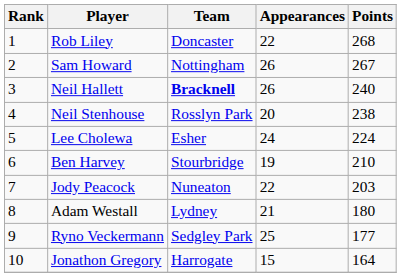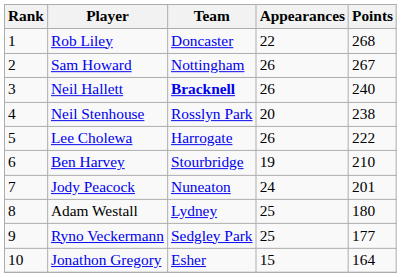(189, 138) Esher -> (202, 138) Harrogate
(267, 138) 24 -> (267, 138) 26
(364, 138) 224 -> (364, 138) 222
(267, 187) 22 -> (267, 187) 24
(364, 187) 203 -> (364, 187) 201
(267, 211) 21 -> (267, 211) 25
(202, 260) Harrogate -> (189, 260) Esher
